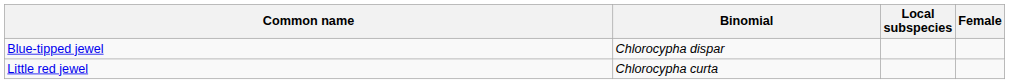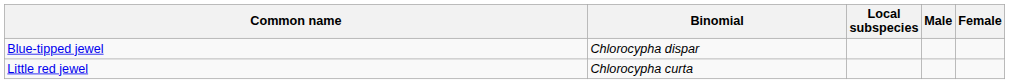+ column: (938, 21)
